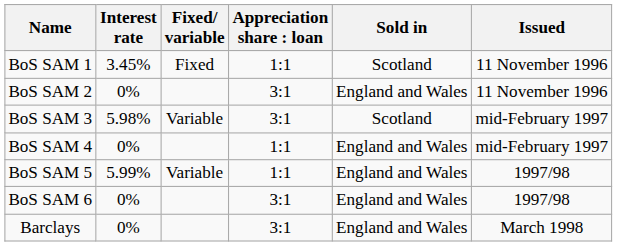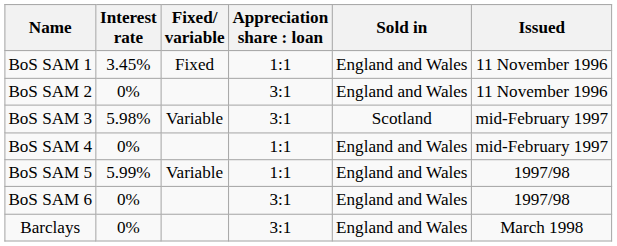(402, 64) Scotland -> (402, 64) England and Wales
